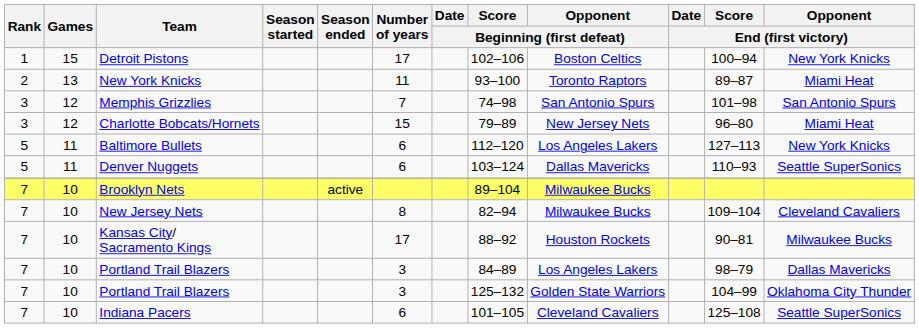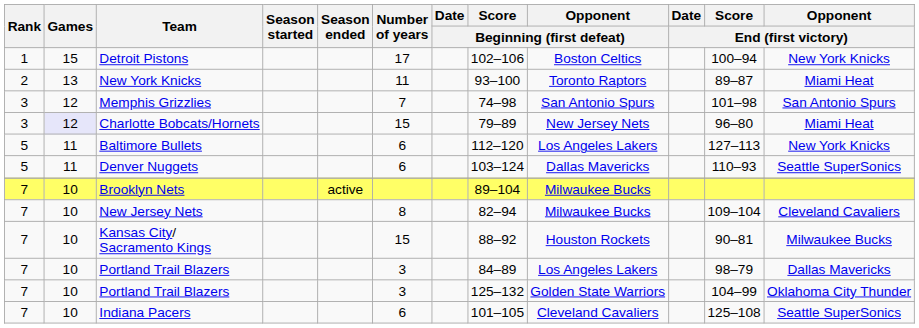(70, 124) no background -> (70, 124) lavender background
(402, 240) 17 -> (402, 240) 15
